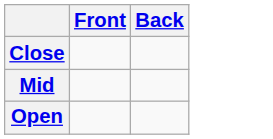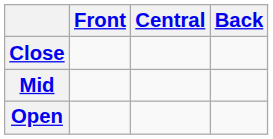+ column: (170, 20)
